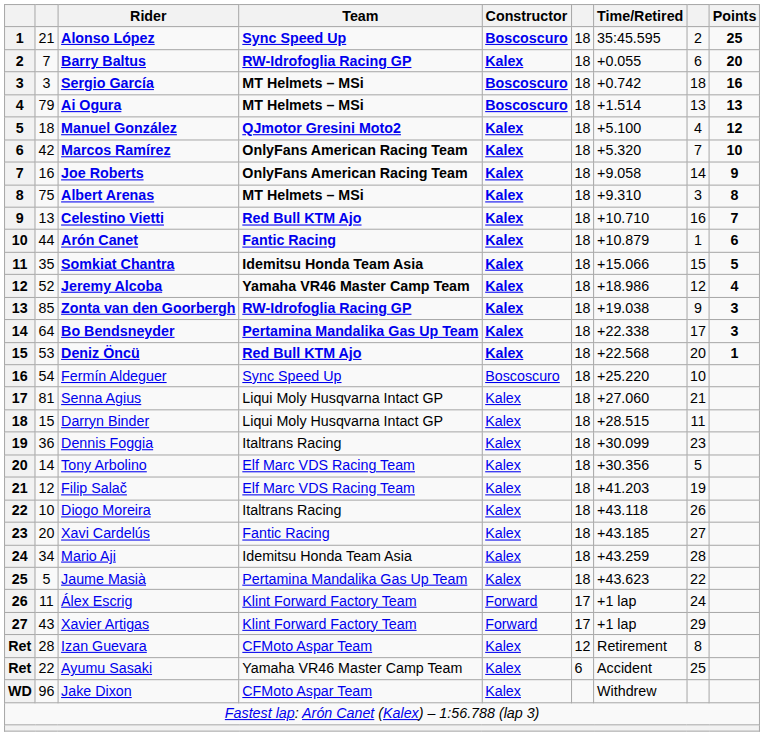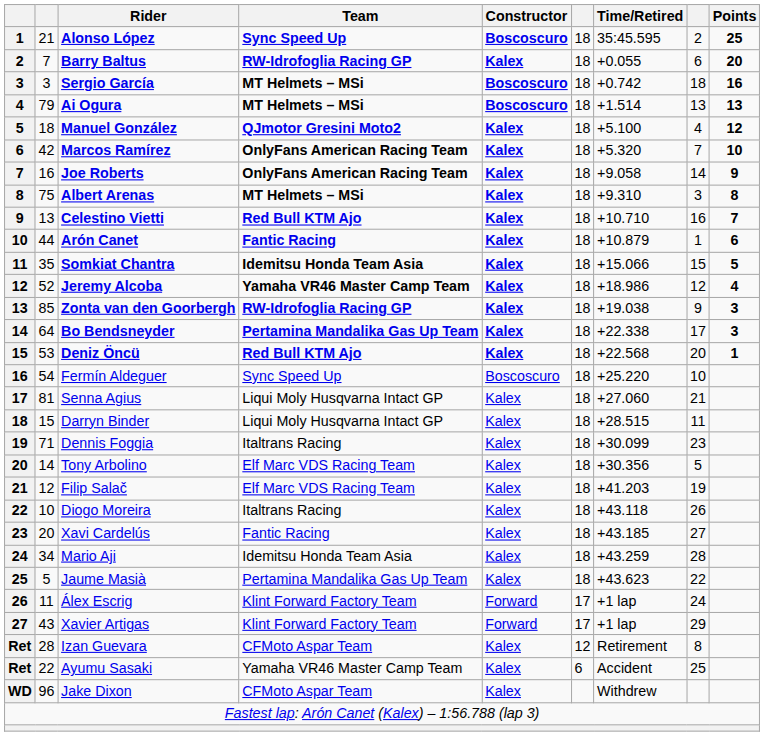(46, 443) 36 -> (46, 443) 71
